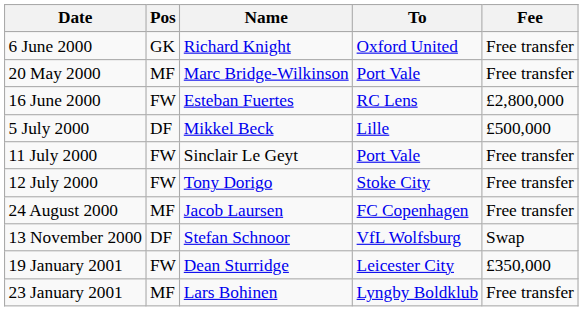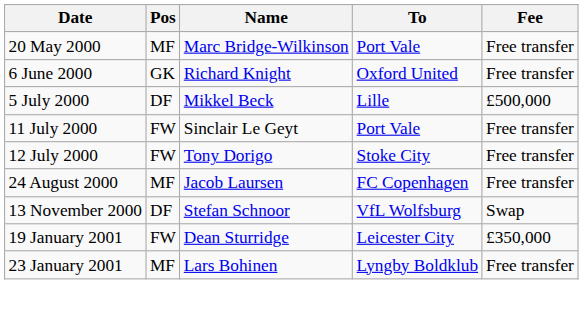rows swapped: (55, 73) <-> (50, 45)
- row: (55, 100)
